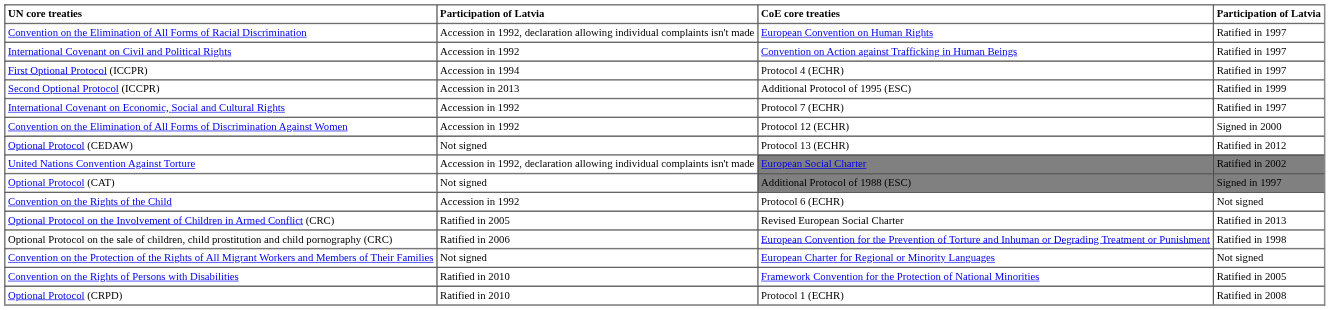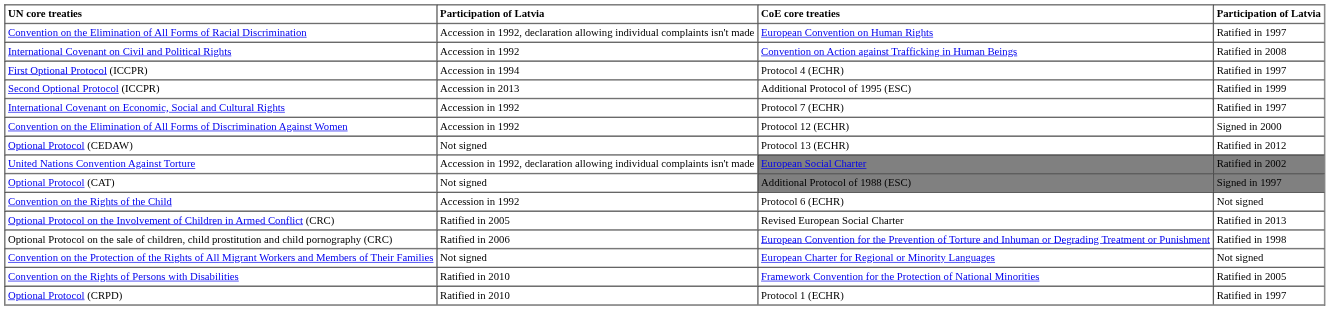(1252, 51) Ratified in 1997 -> (1252, 51) Ratified in 2008
(1252, 295) Ratified in 2008 -> (1252, 295) Ratified in 1997
